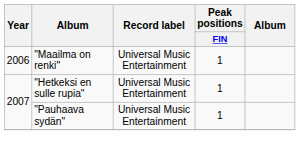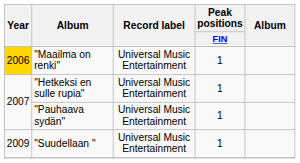(18, 60) no background -> (18, 60) gold background
+ row: (65, 143)
